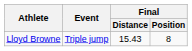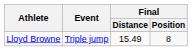(130, 39) 15.43 -> (130, 39) 15.49
